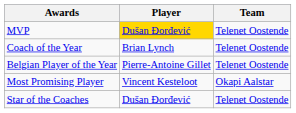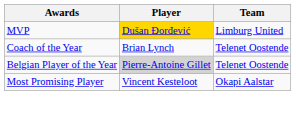(252, 30) Telenet Oostende -> (249, 30) Limburg United
(166, 65) no background -> (166, 65) lightgrey background
- row: (48, 99)
